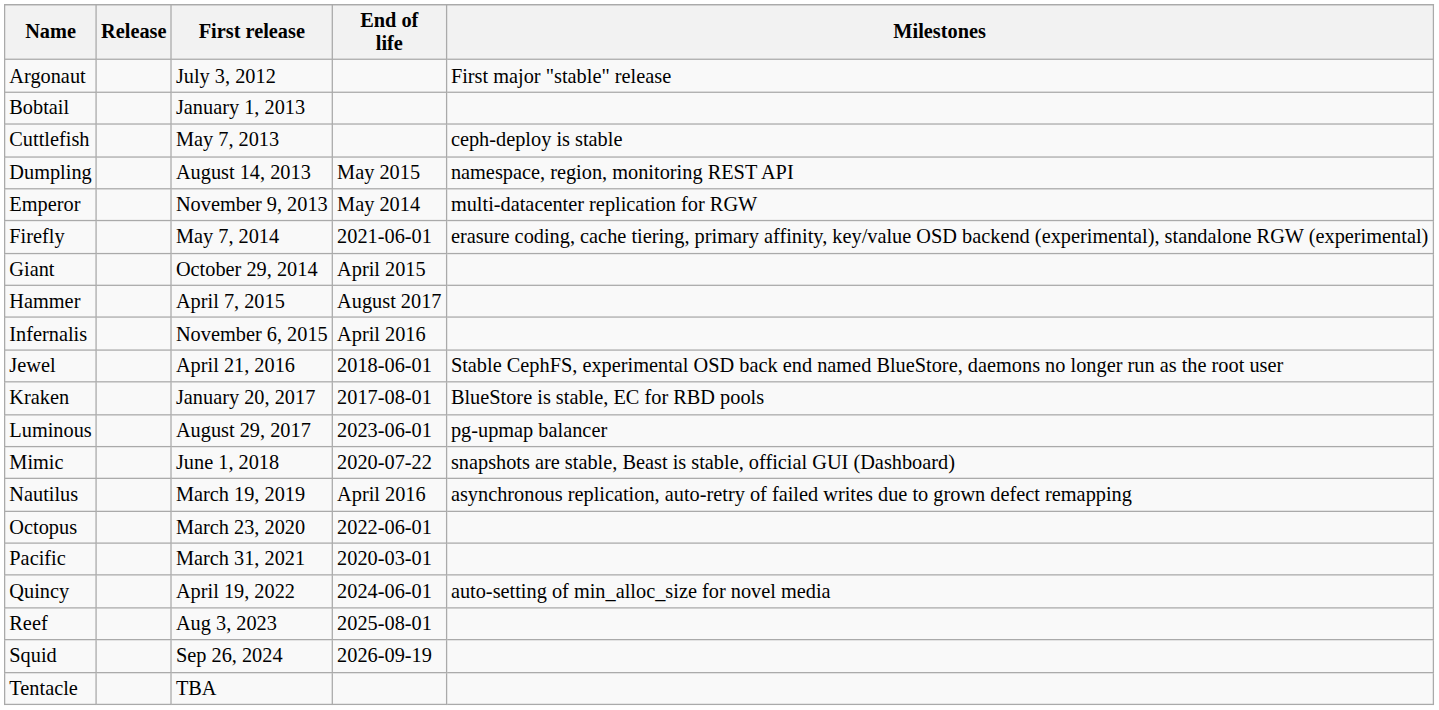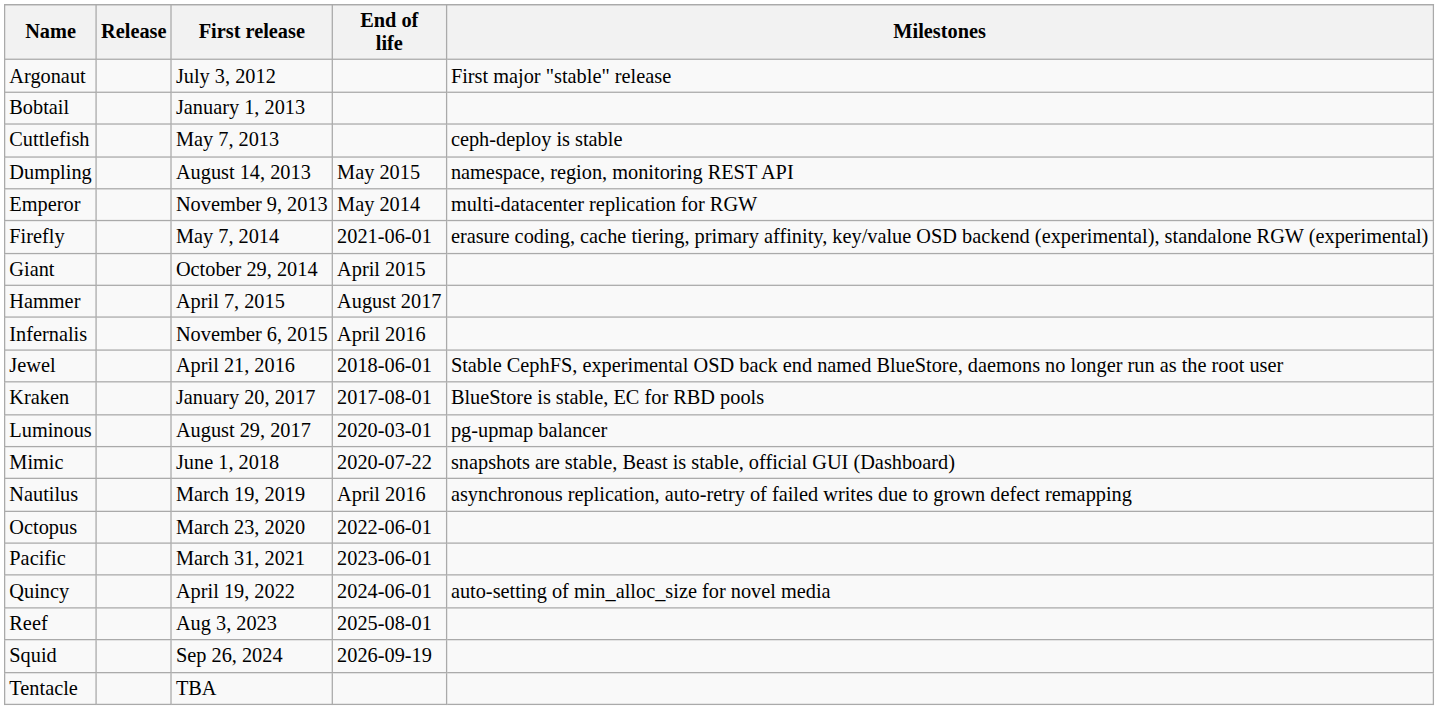(384, 430) 2023-06-01 -> (384, 430) 2020-03-01
(384, 559) 2020-03-01 -> (384, 559) 2023-06-01
